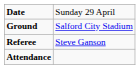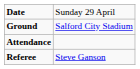rows swapped: (29, 56) <-> (21, 41)
